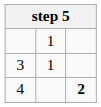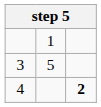(51, 65) 1 -> (51, 65) 5
